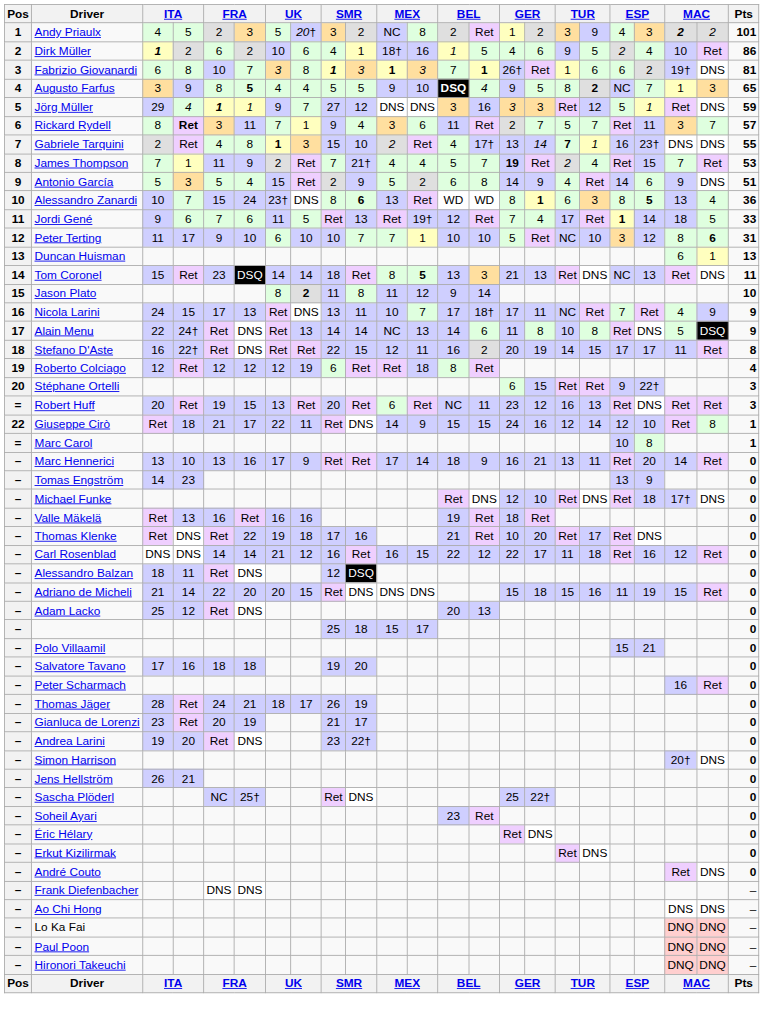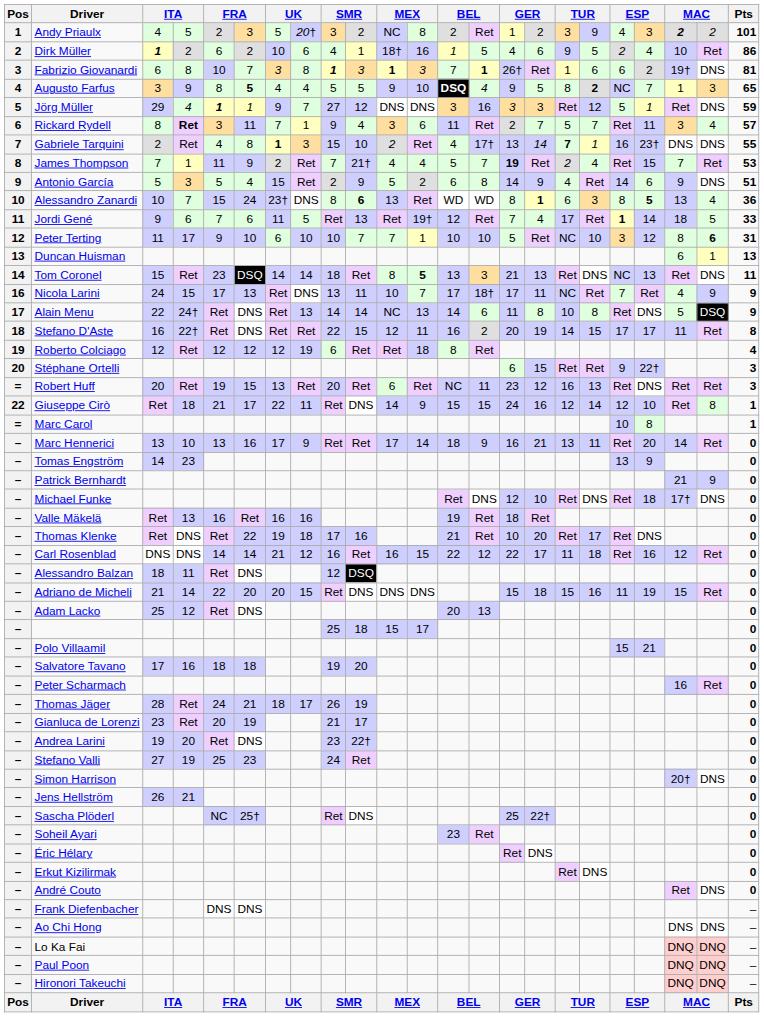(713, 125) 7 -> (713, 125) 4
- row: (65, 293)
+ row: (80, 480)
+ row: (67, 759)
